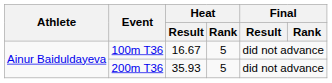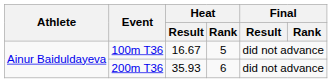(223, 68) 5 -> (223, 68) 6
